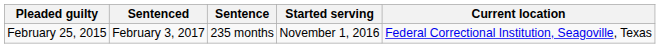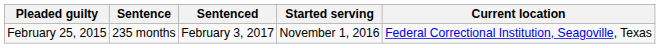columns swapped: (158, 14) <-> (242, 14)
